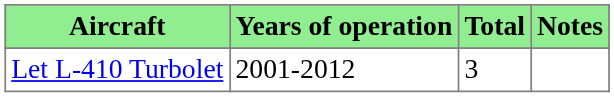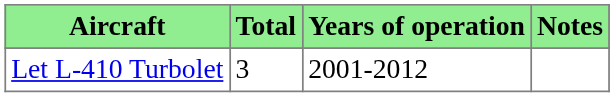columns swapped: (495, 26) <-> (344, 26)
